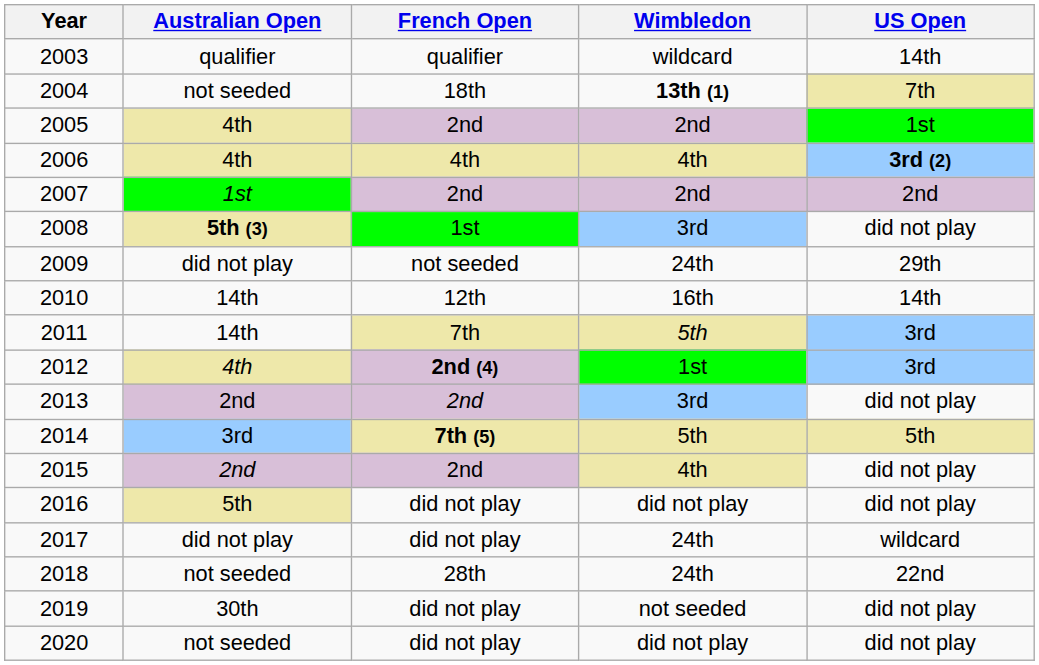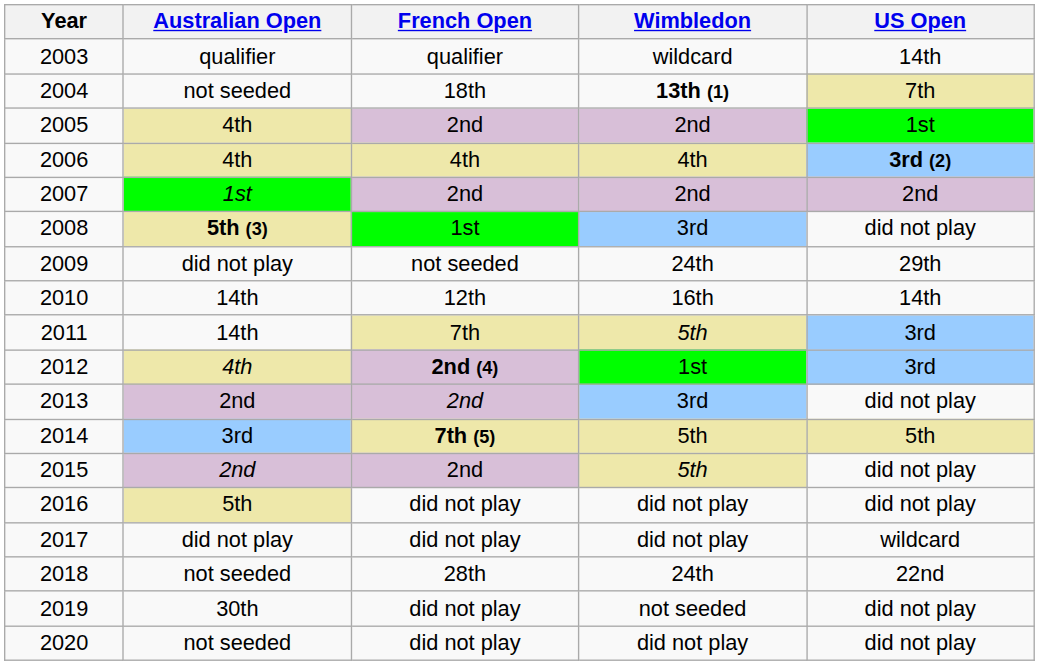(693, 470) 4th -> (693, 470) 5th
(693, 539) 24th -> (693, 539) did not play
